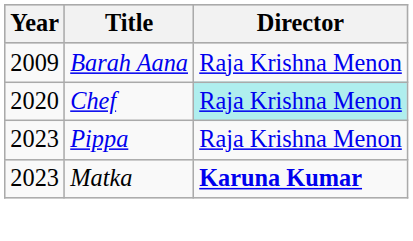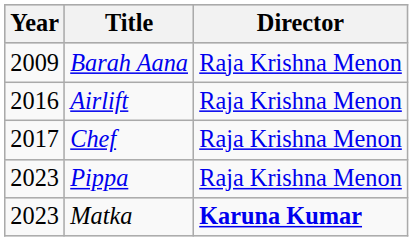+ row: (99, 100)
(35, 100) 2020 -> (35, 139) 2017
(301, 100) paleturquoise background -> (301, 139) no background
